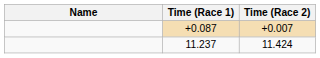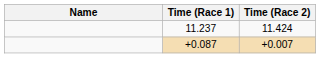rows swapped: (201, 45) <-> (201, 28)
